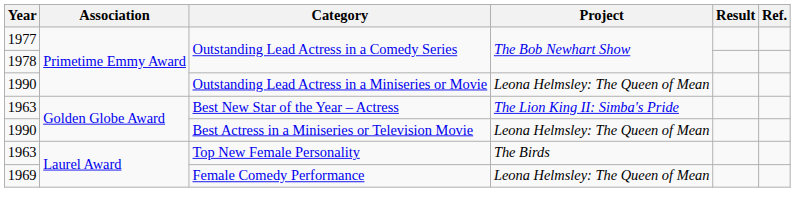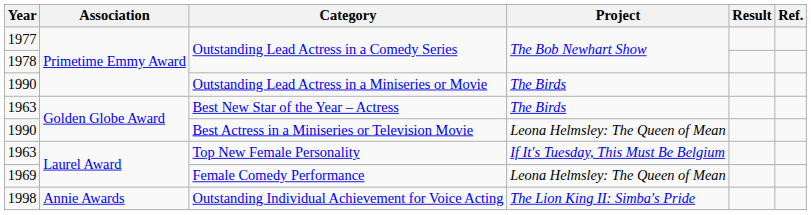(602, 84) Leona Helmsley: The Queen of Mean -> (538, 84) The Birds
(586, 107) The Lion King II: Simba's Pride -> (538, 107) The Birds
(522, 152) The Birds -> (618, 152) If It's Tuesday, This Must Be Belgium
+ row: (22, 198)
